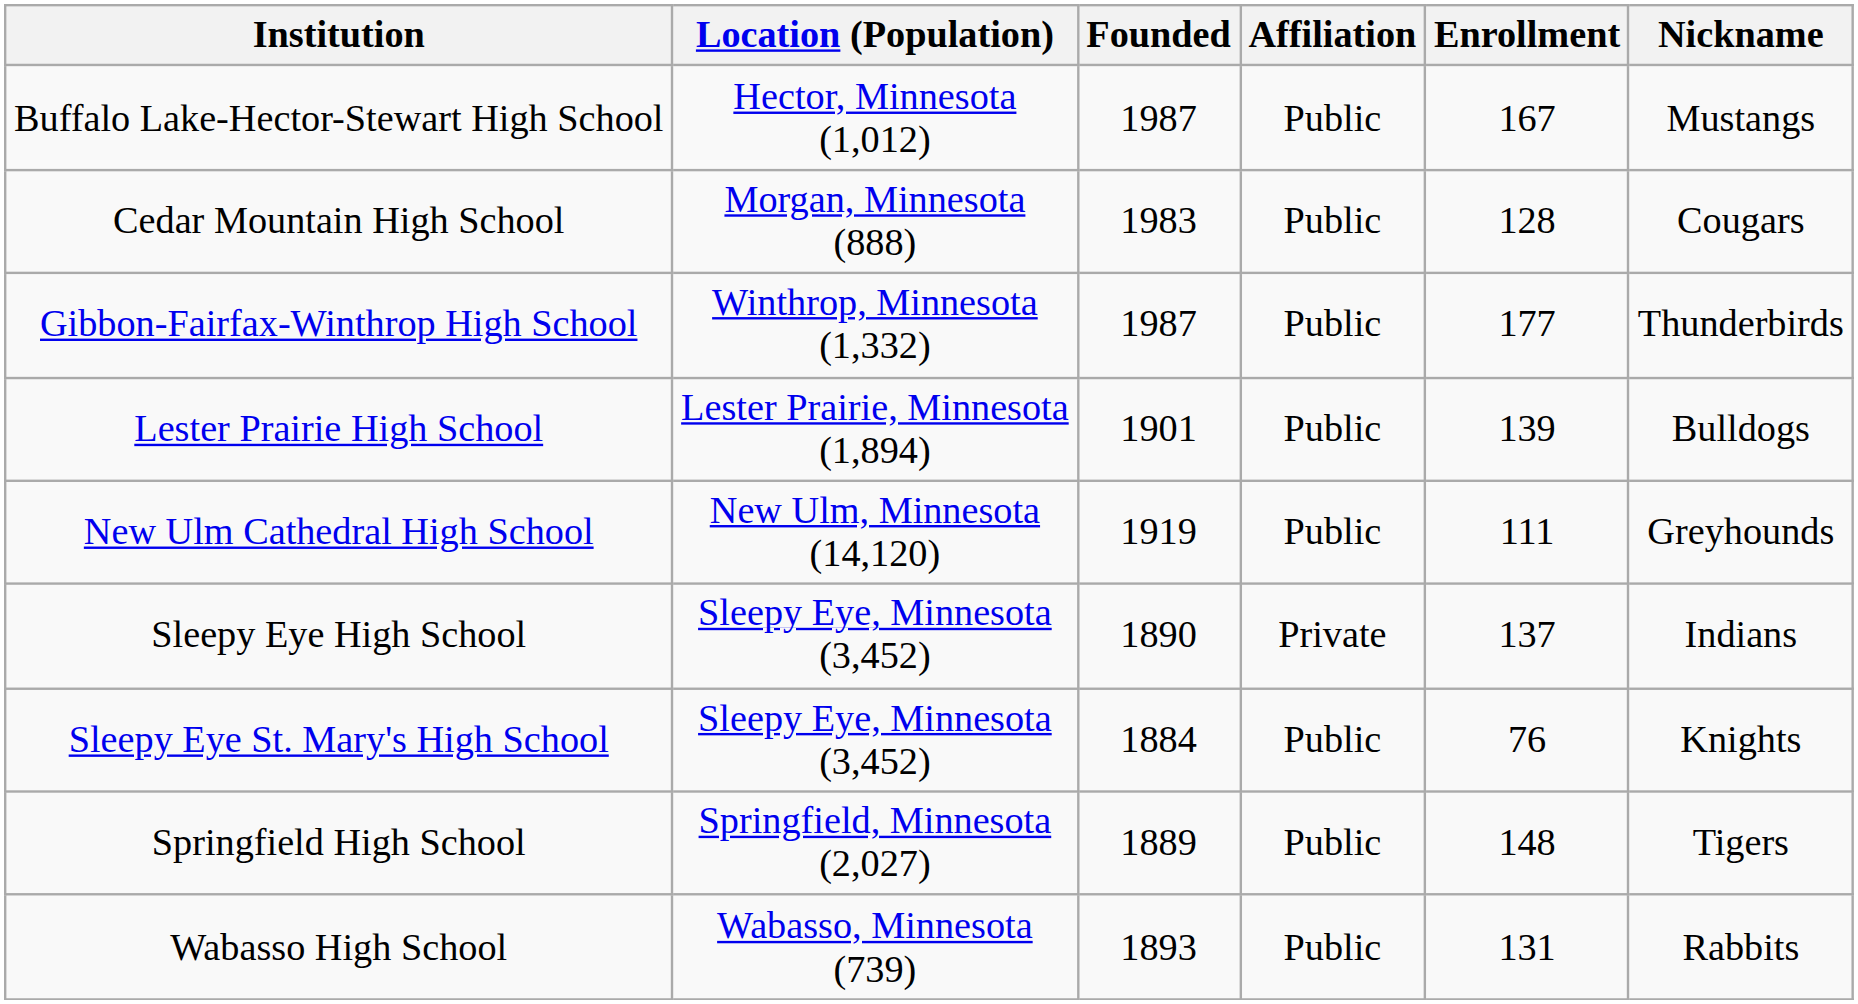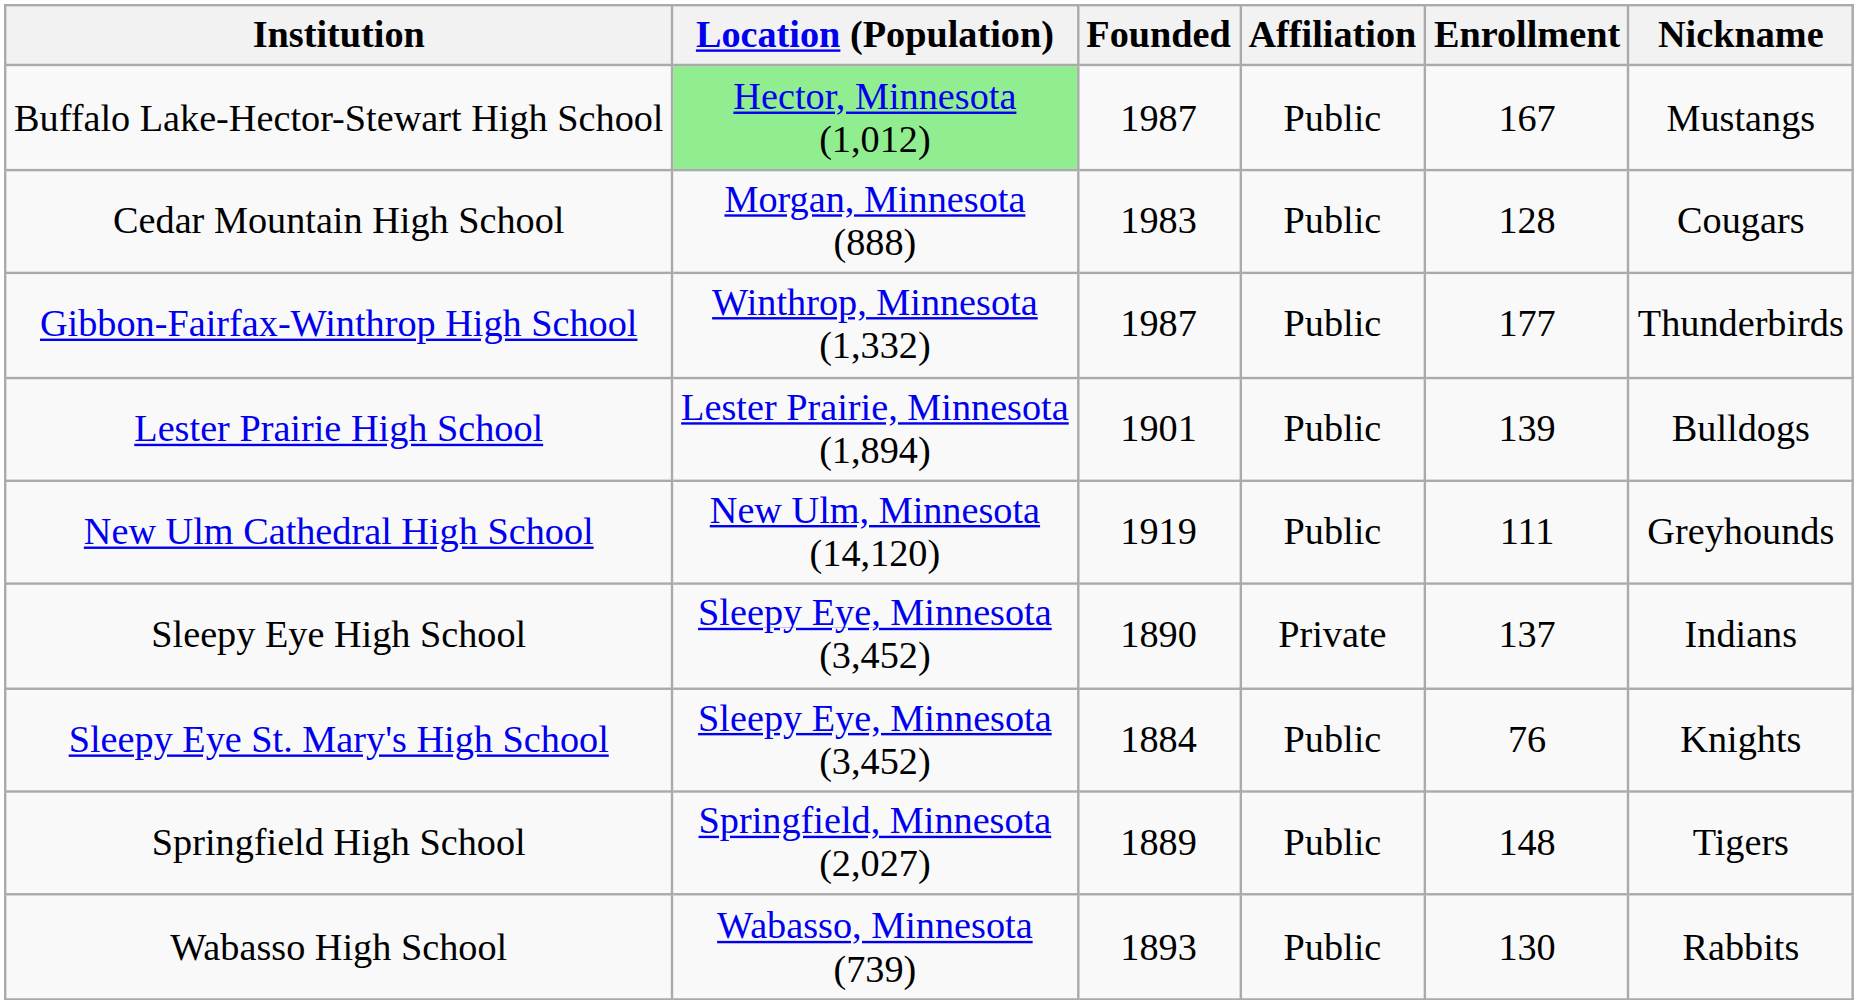(875, 116) no background -> (875, 116) lightgreen background
(1527, 946) 131 -> (1527, 946) 130
